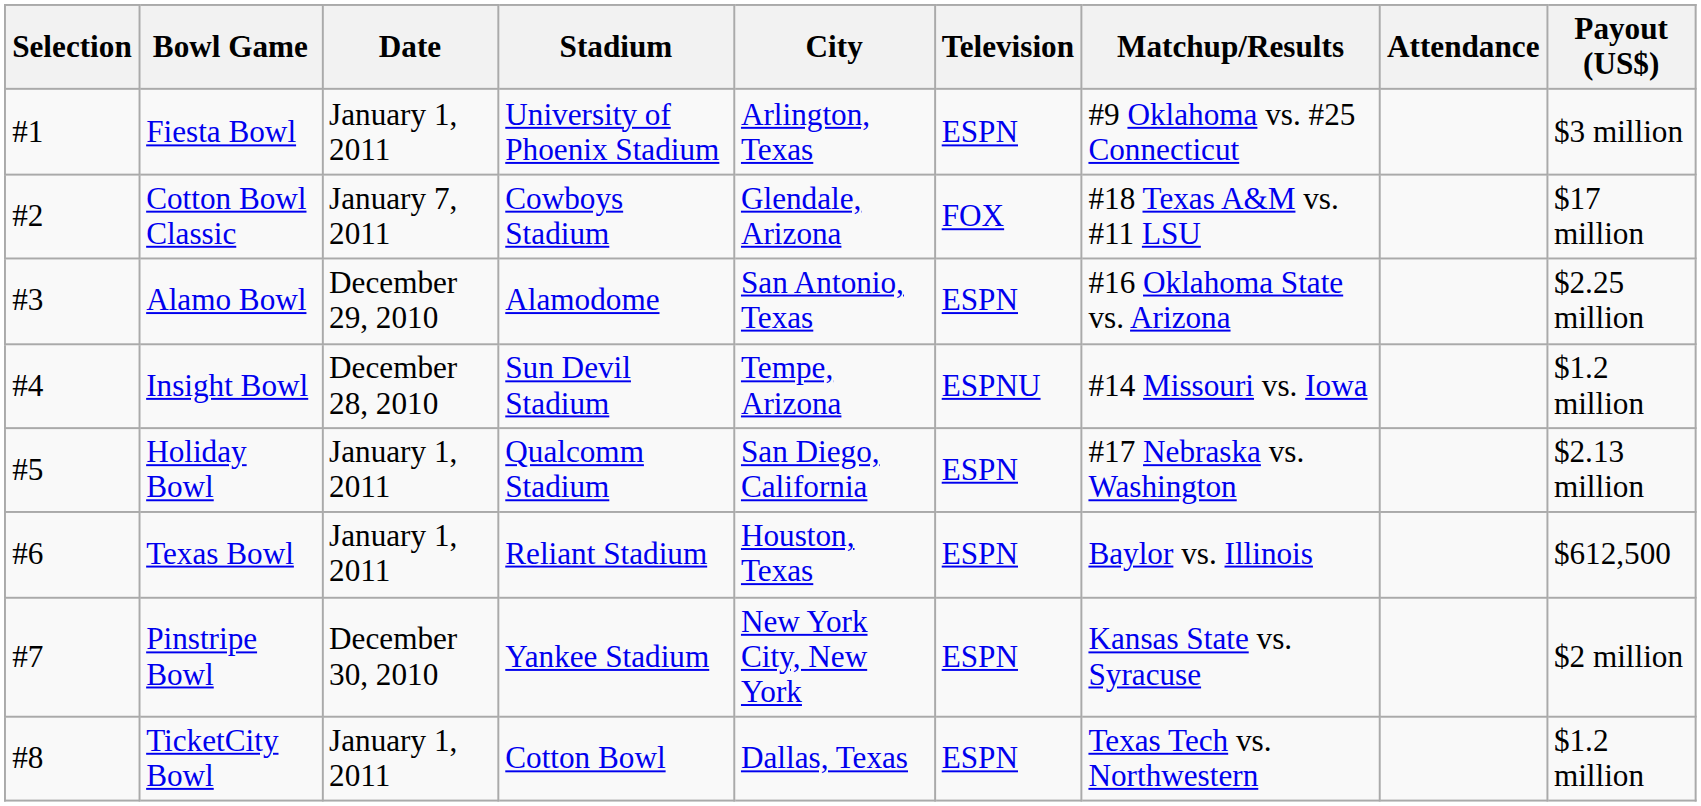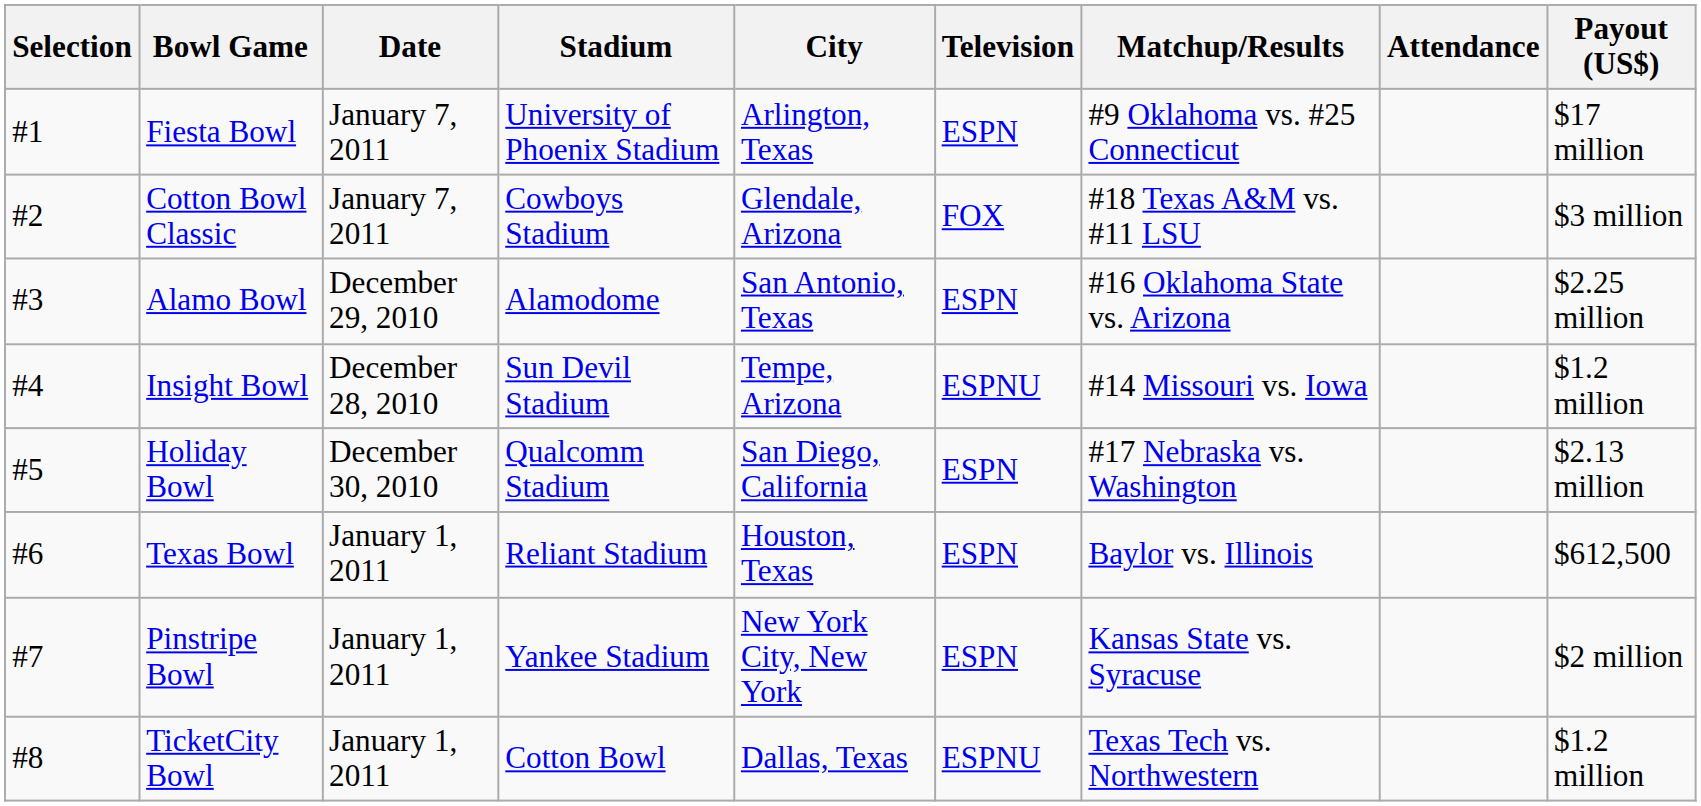(393, 131) January 1, 2011 -> (393, 131) January 7, 2011
(1618, 131) $3 million -> (1599, 131) $17 million
(1599, 215) $17 million -> (1618, 215) $3 million
(393, 469) January 1, 2011 -> (393, 469) December 30, 2010
(393, 656) December 30, 2010 -> (393, 656) January 1, 2011
(980, 758) ESPN -> (991, 758) ESPNU
